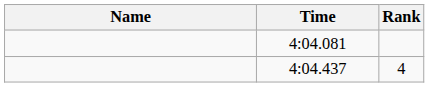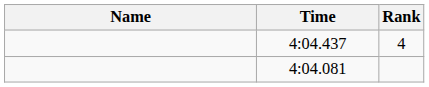rows swapped: (318, 43) <-> (318, 69)
